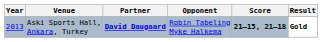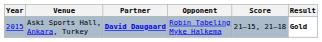(15, 27) 2013 -> (15, 27) 2015
(260, 27) bold -> (260, 27) normal
